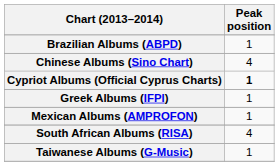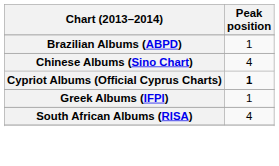- row: (114, 116)
- row: (114, 152)
